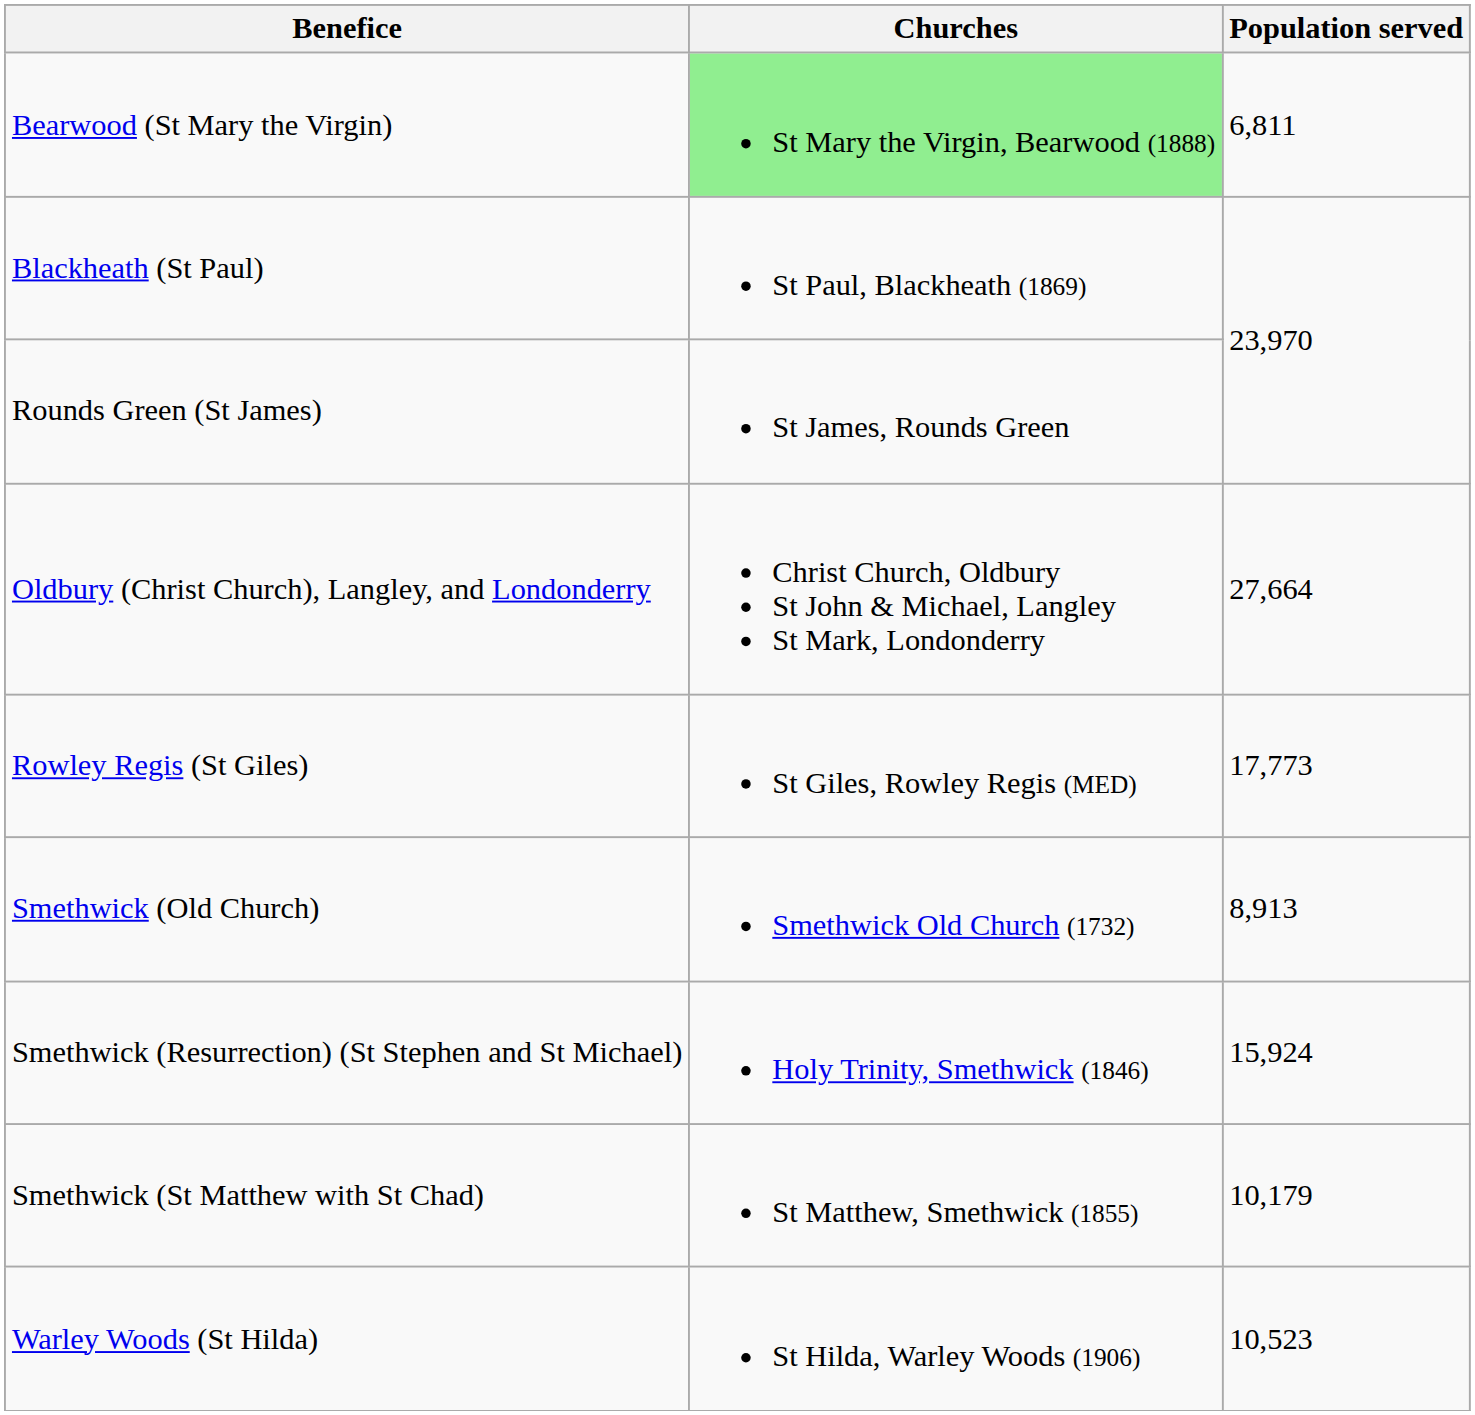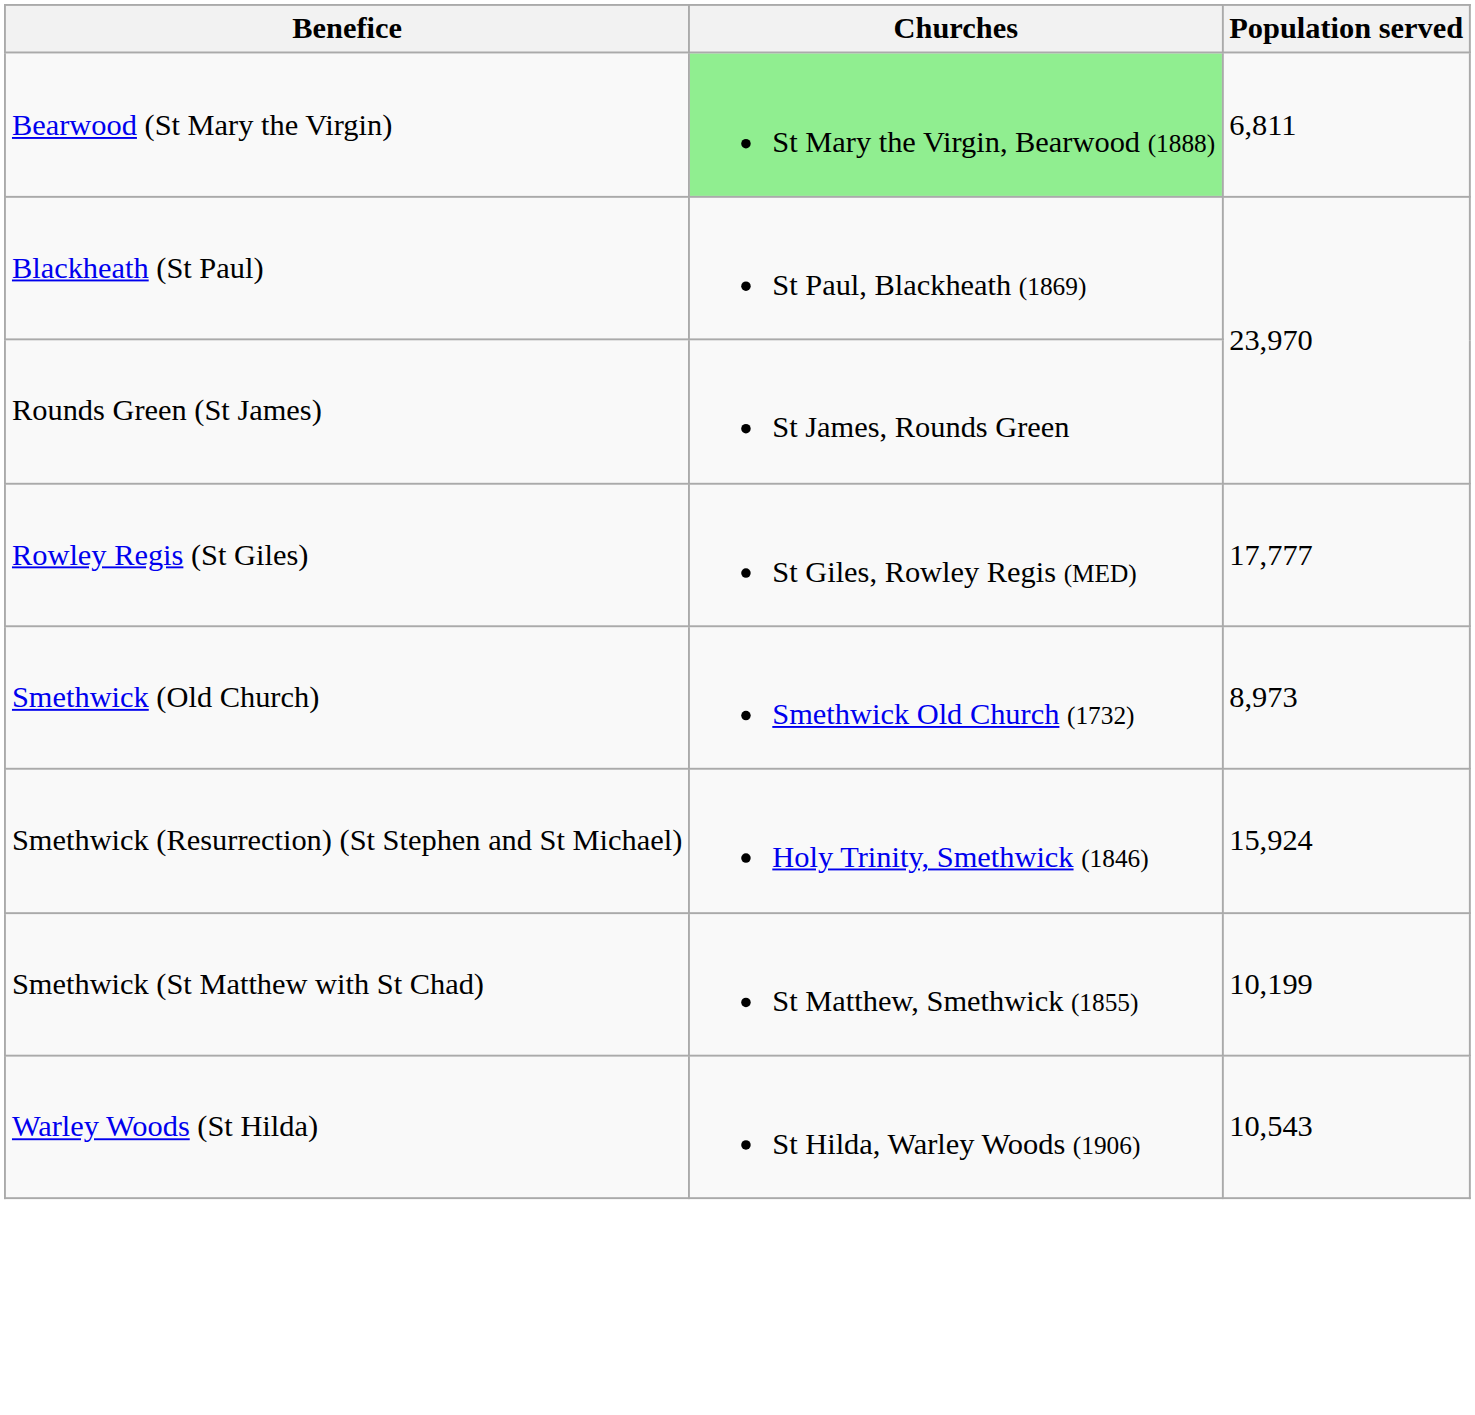- row: (331, 588)
(1271, 765) 17,773 -> (1271, 553) 17,777
(1263, 908) 8,913 -> (1263, 697) 8,973
(1271, 1195) 10,179 -> (1271, 983) 10,199
(1271, 1338) 10,523 -> (1271, 1126) 10,543
